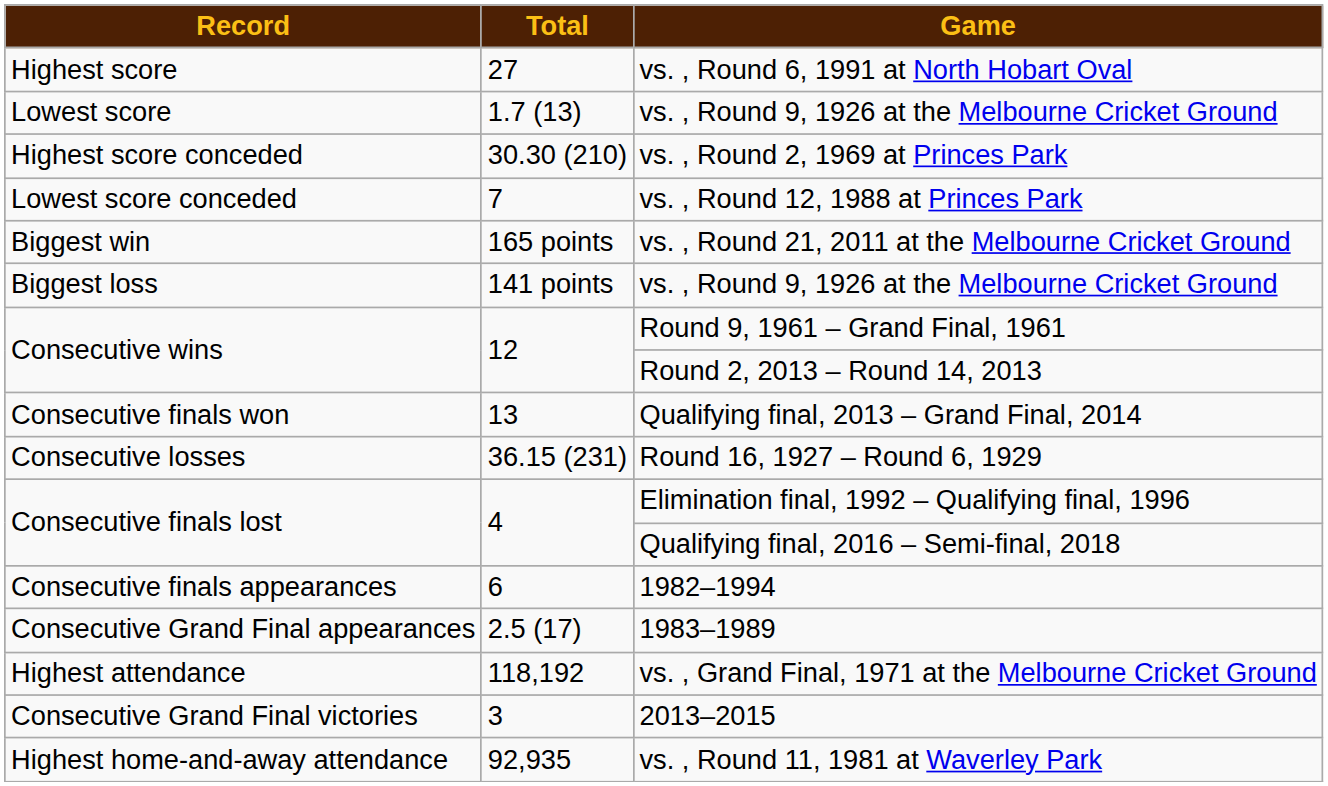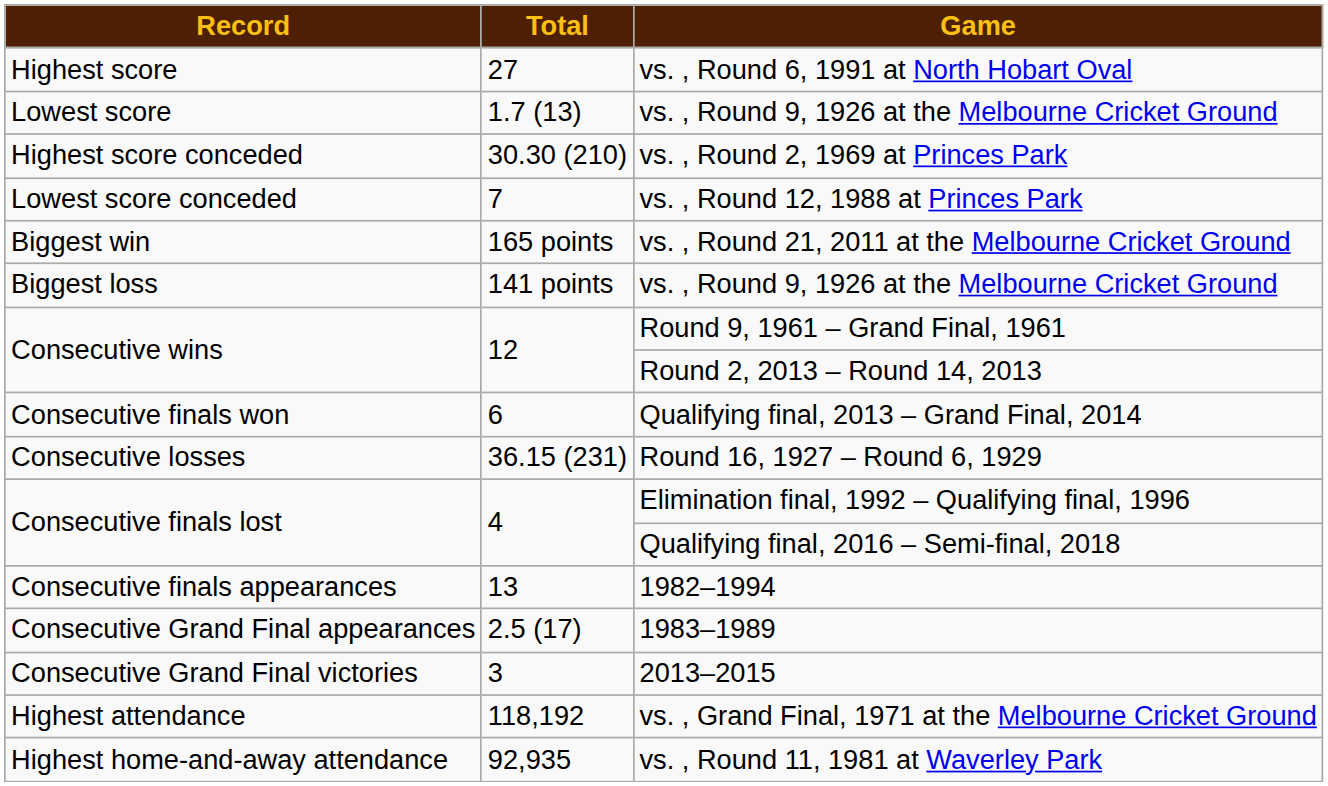(503, 414) 13 -> (495, 414) 6
(495, 586) 6 -> (503, 586) 13
rows swapped: (214, 716) <-> (128, 673)
